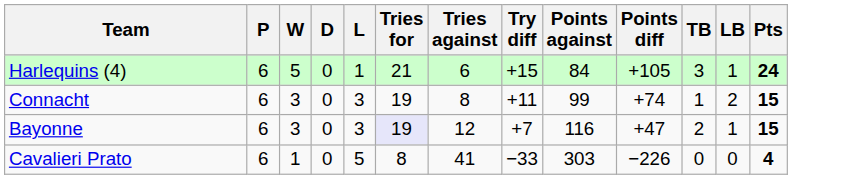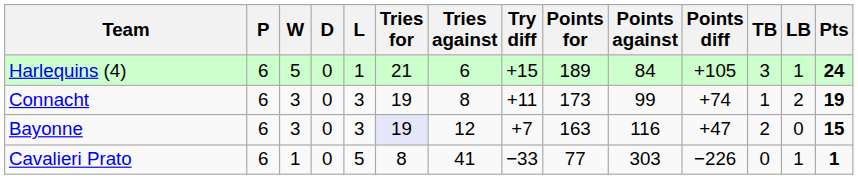+ column: (575, 29)
(768, 99) 15 -> (834, 99) 19
(733, 129) 1 -> (798, 129) 0
(733, 159) 0 -> (798, 159) 1
(768, 159) 4 -> (834, 159) 1
